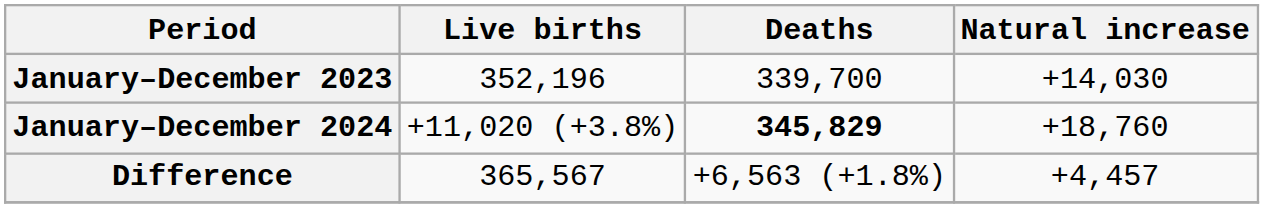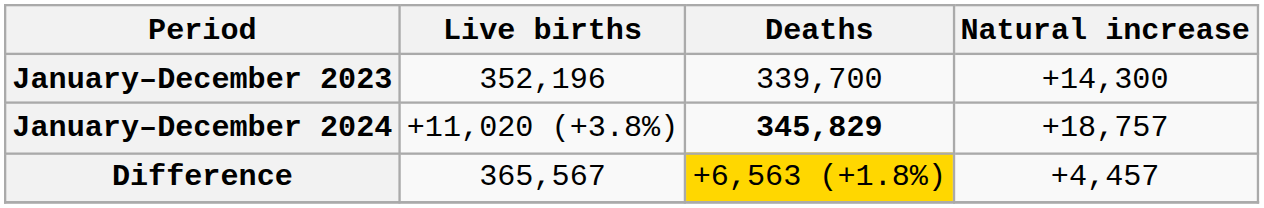(1105, 79) +14,030 -> (1105, 79) +14,300
(1105, 128) +18,760 -> (1105, 128) +18,757
(819, 177) no background -> (819, 177) gold background
